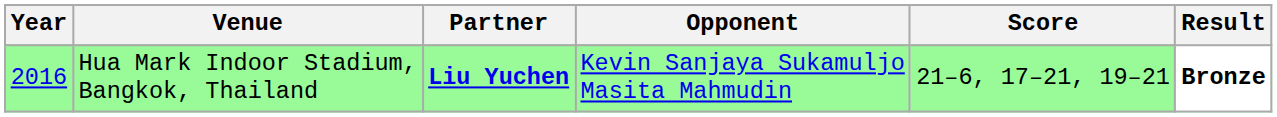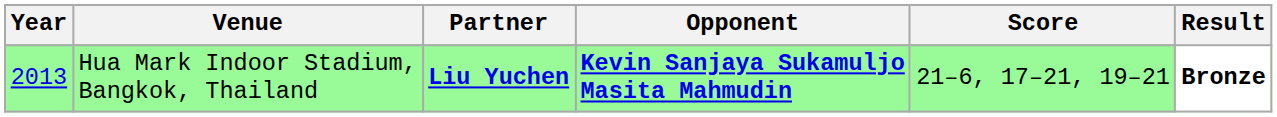(39, 78) 2016 -> (39, 78) 2013
(743, 78) normal -> (743, 78) bold
